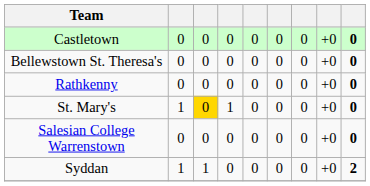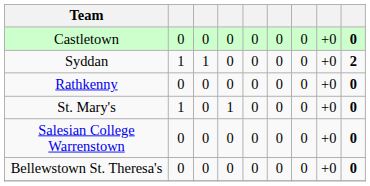rows swapped: (87, 169) <-> (87, 61)
(206, 107) gold background -> (206, 107) no background
